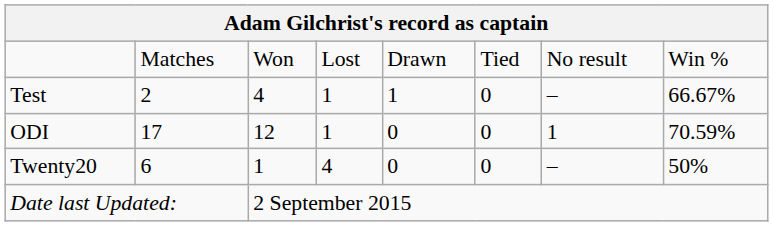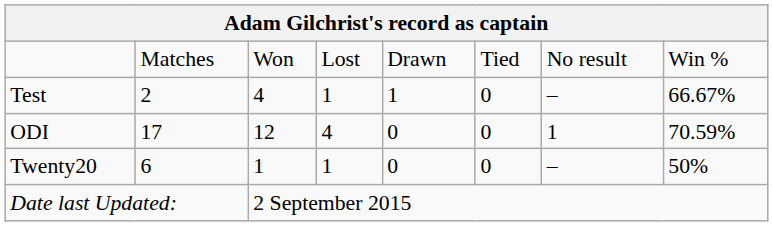(327, 130) 1 -> (327, 130) 4
(327, 166) 4 -> (327, 166) 1
